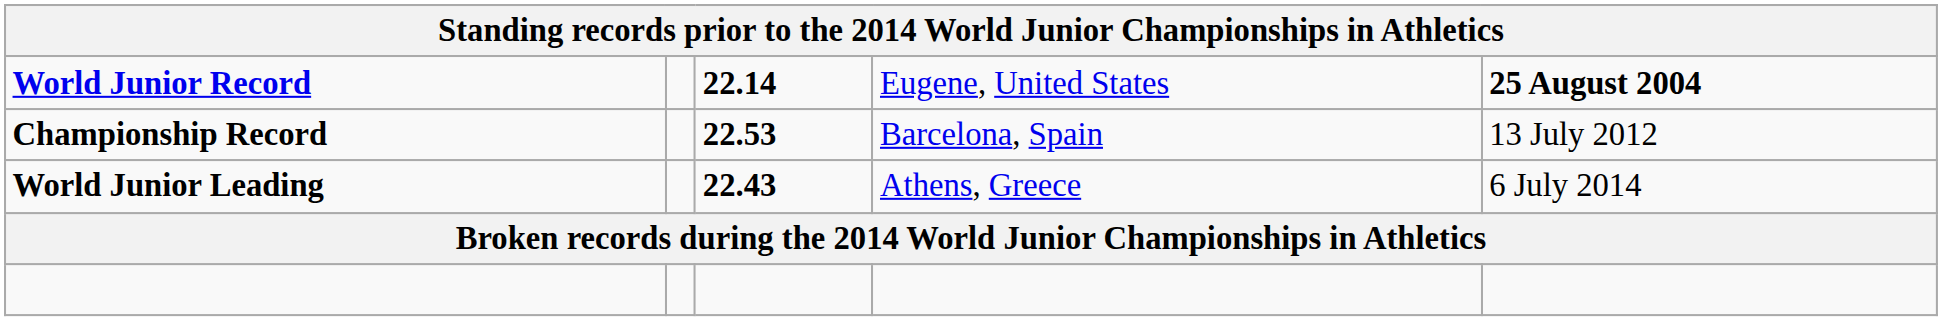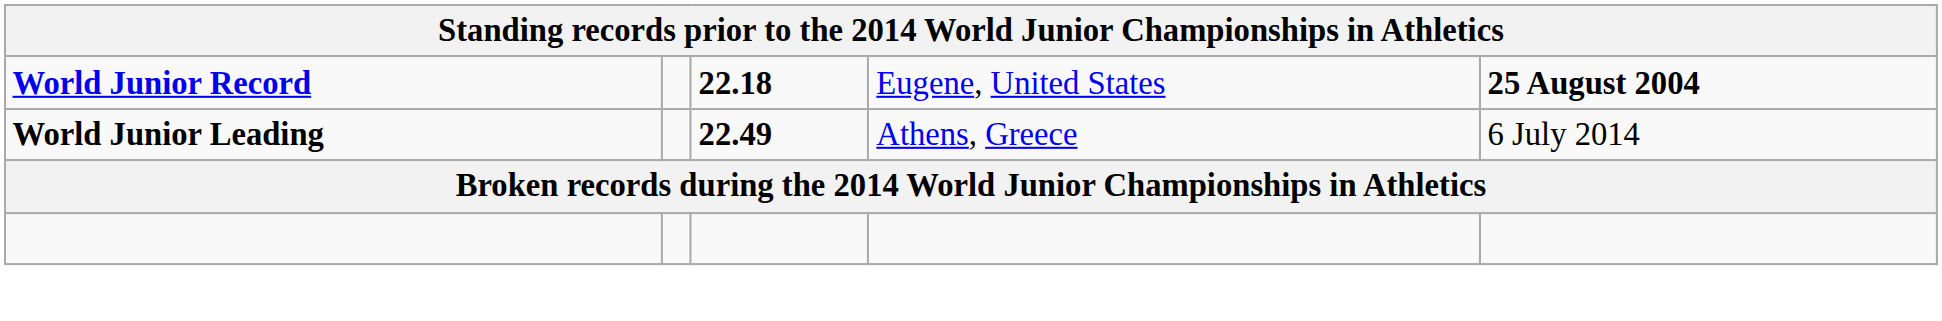(740, 82) 22.14 -> (735, 82) 22.18
- row: (170, 133)
(740, 185) 22.43 -> (735, 133) 22.49
